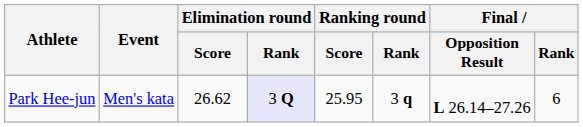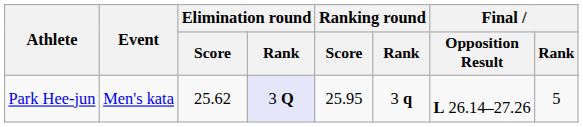(212, 99) 26.62 -> (212, 99) 25.62
(556, 99) 6 -> (556, 99) 5
